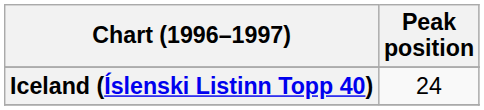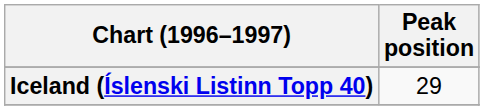(429, 85) 24 -> (429, 85) 29
